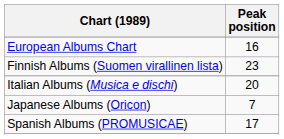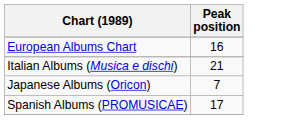- row: (115, 66)
(252, 85) 20 -> (217, 66) 21
